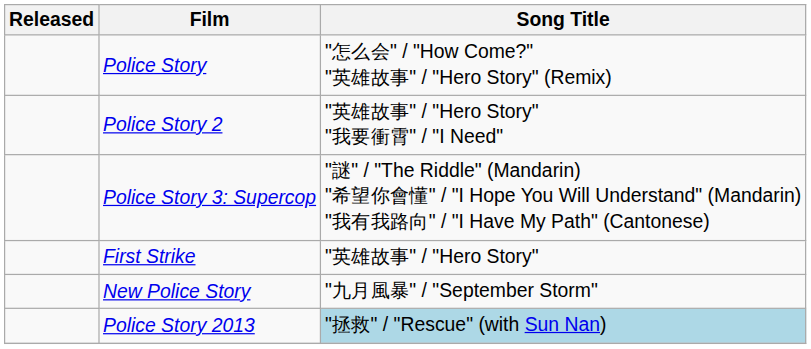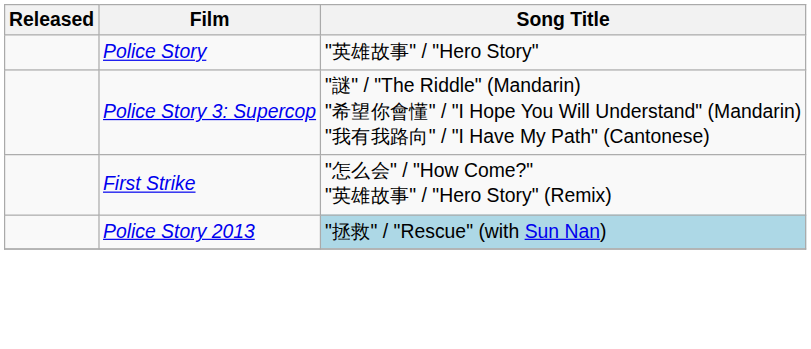(468, 64) "怎么会" / "How Come?" "英雄故事" / "Hero Story" (Remix) -> (432, 51) "英雄故事" / "Hero Story"
- row: (163, 124)
(432, 256) "英雄故事" / "Hero Story" -> (468, 183) "怎么会" / "How Come?" "英雄故事" / "Hero Story" (Remix)
- row: (177, 291)
